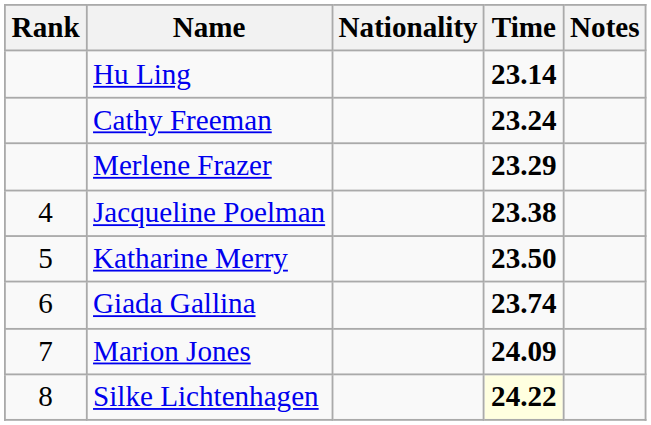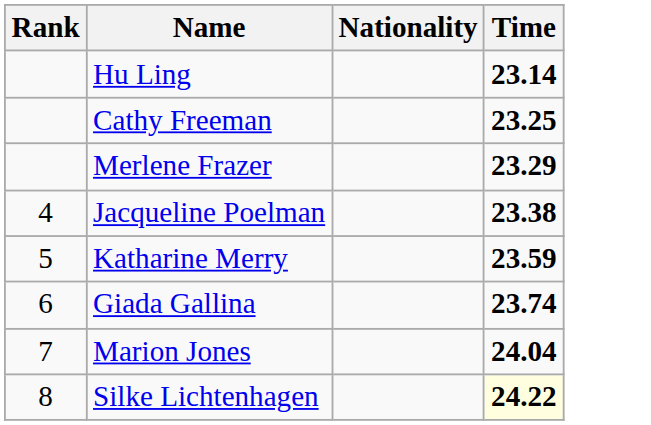- column: (605, 27)
(524, 119) 23.24 -> (524, 119) 23.25
(524, 258) 23.50 -> (524, 258) 23.59
(524, 350) 24.09 -> (524, 350) 24.04
